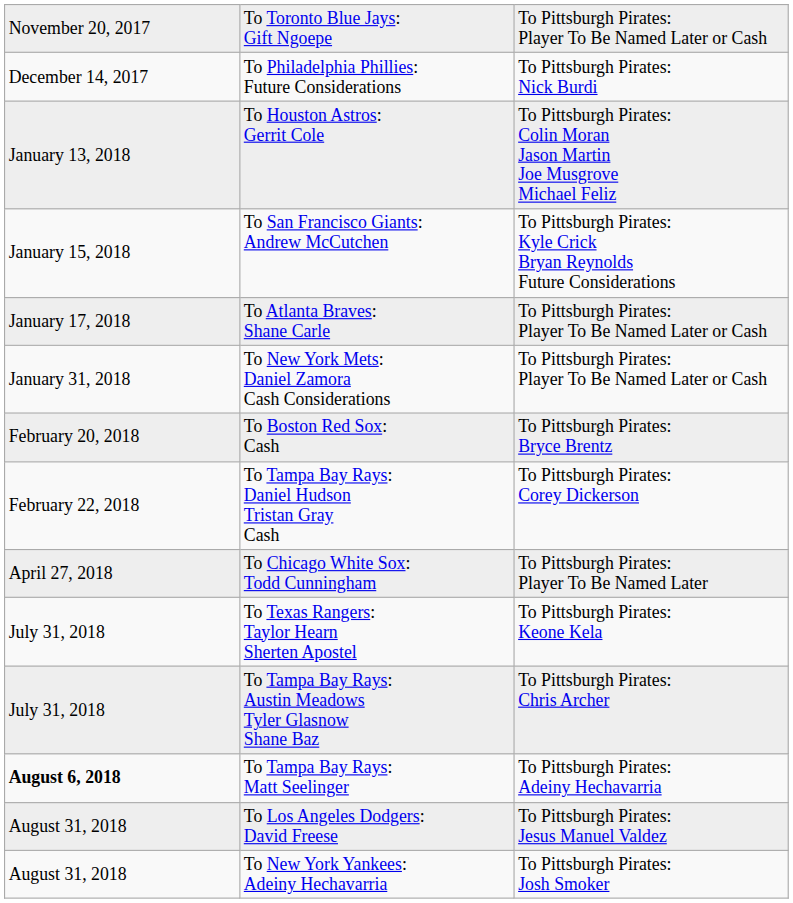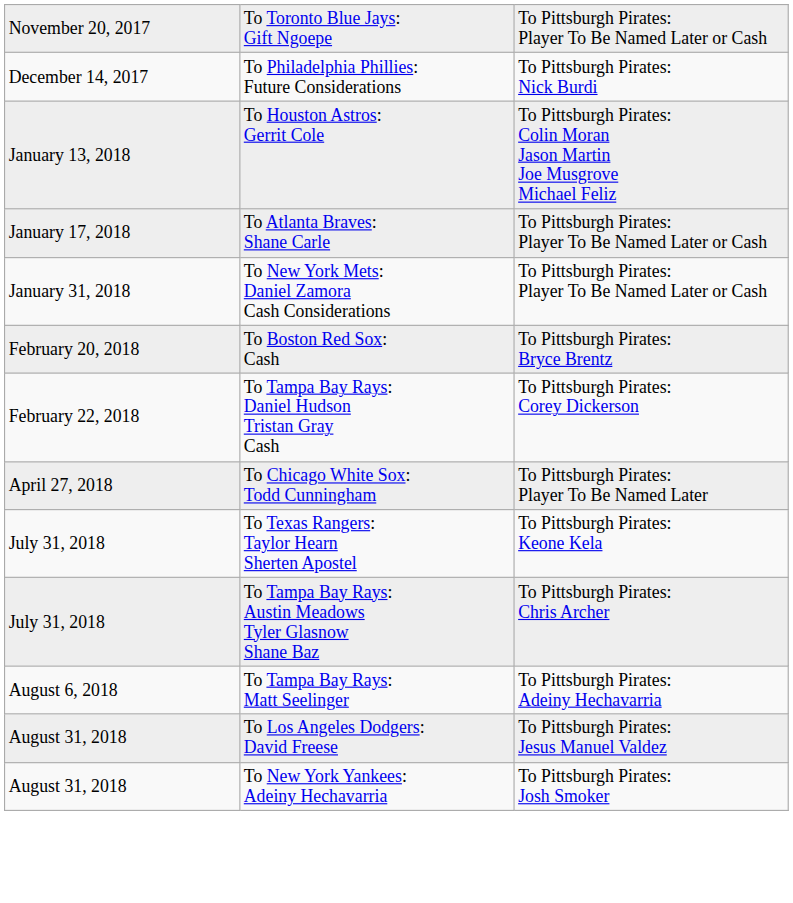- row: (333, 232)
(65, 777) bold -> (63, 689) normal
